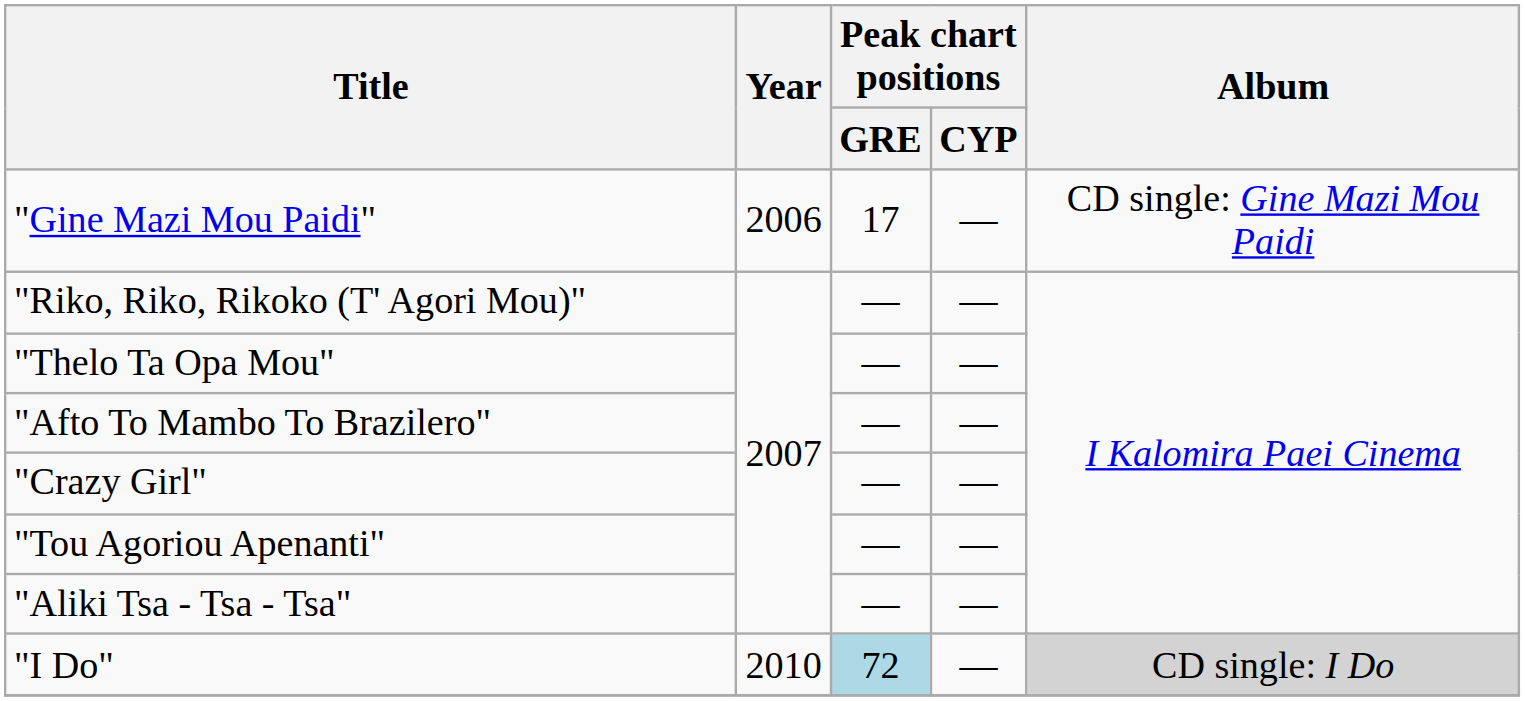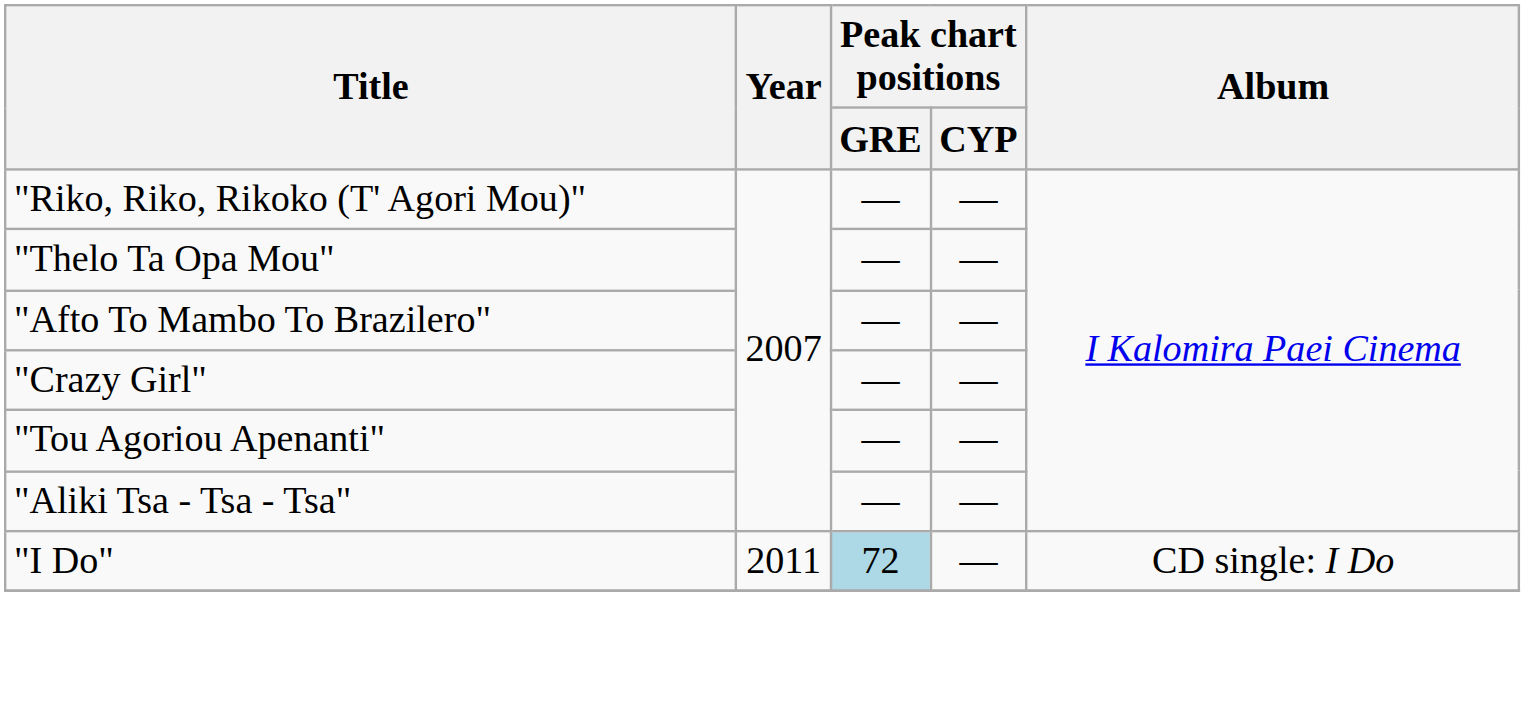- row: (195, 219)
(784, 663) 2010 -> (784, 560) 2011
(1273, 663) lightgrey background -> (1273, 560) no background
